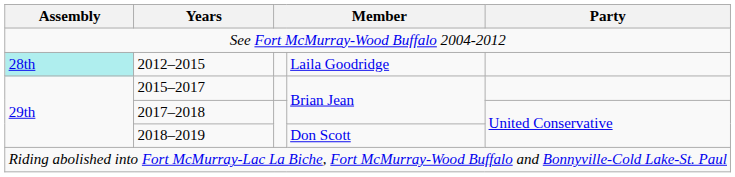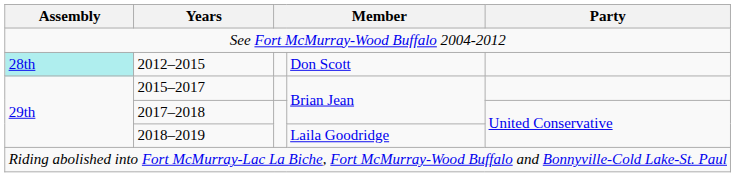(340, 64) Laila Goodridge -> (320, 64) Don Scott
(320, 135) Don Scott -> (340, 135) Laila Goodridge
